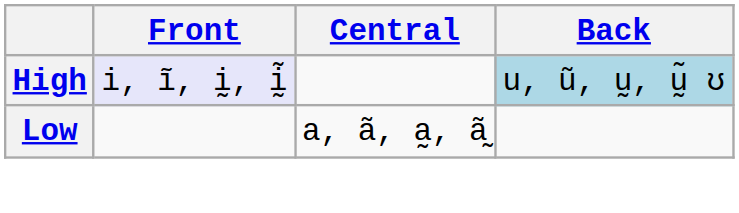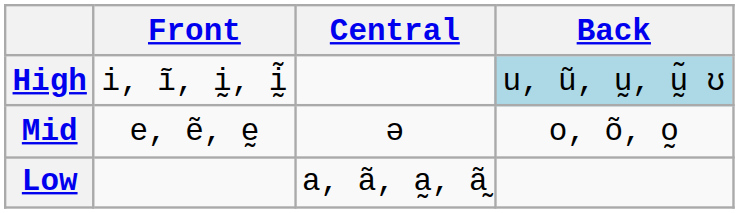(194, 81) lavender background -> (194, 81) no background
+ row: (50, 131)
